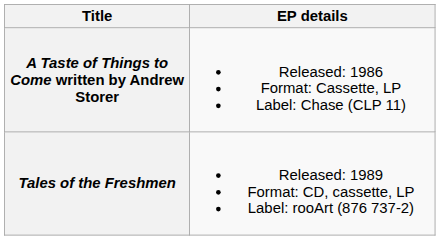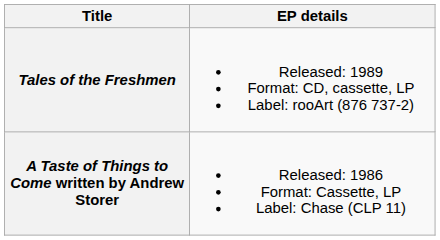rows swapped: (97, 79) <-> (97, 183)
